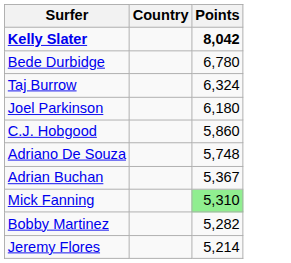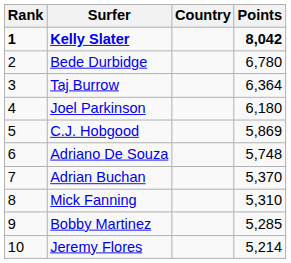+ column: (26, 16)
(221, 85) 6,324 -> (264, 85) 6,364
(221, 131) 5,860 -> (264, 131) 5,869
(221, 177) 5,367 -> (264, 177) 5,370
(221, 200) lightgreen background -> (264, 200) no background
(221, 223) 5,282 -> (264, 223) 5,285
